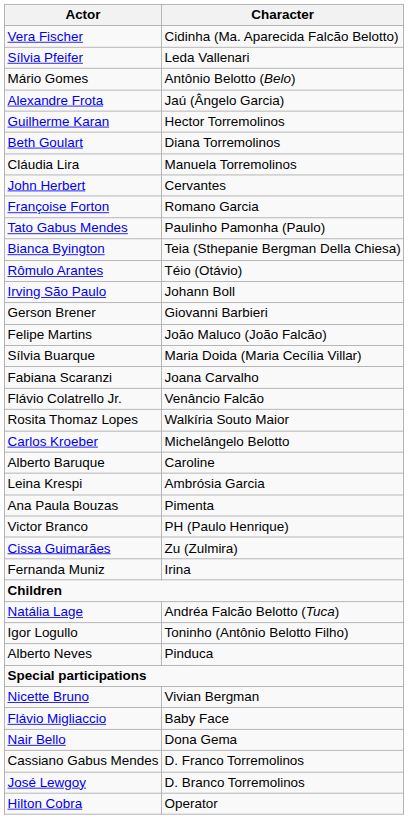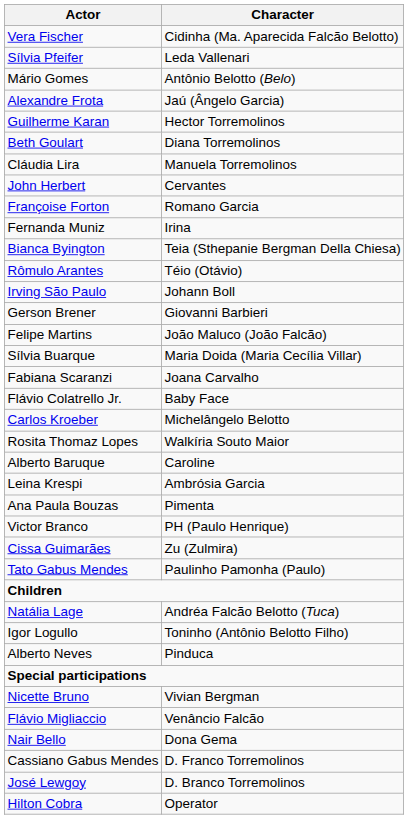rows swapped: (68, 228) <-> (56, 569)
(214, 398) Venâncio Falcão -> (197, 398) Baby Face
rows swapped: (53, 441) <-> (73, 420)
(197, 718) Baby Face -> (214, 718) Venâncio Falcão
